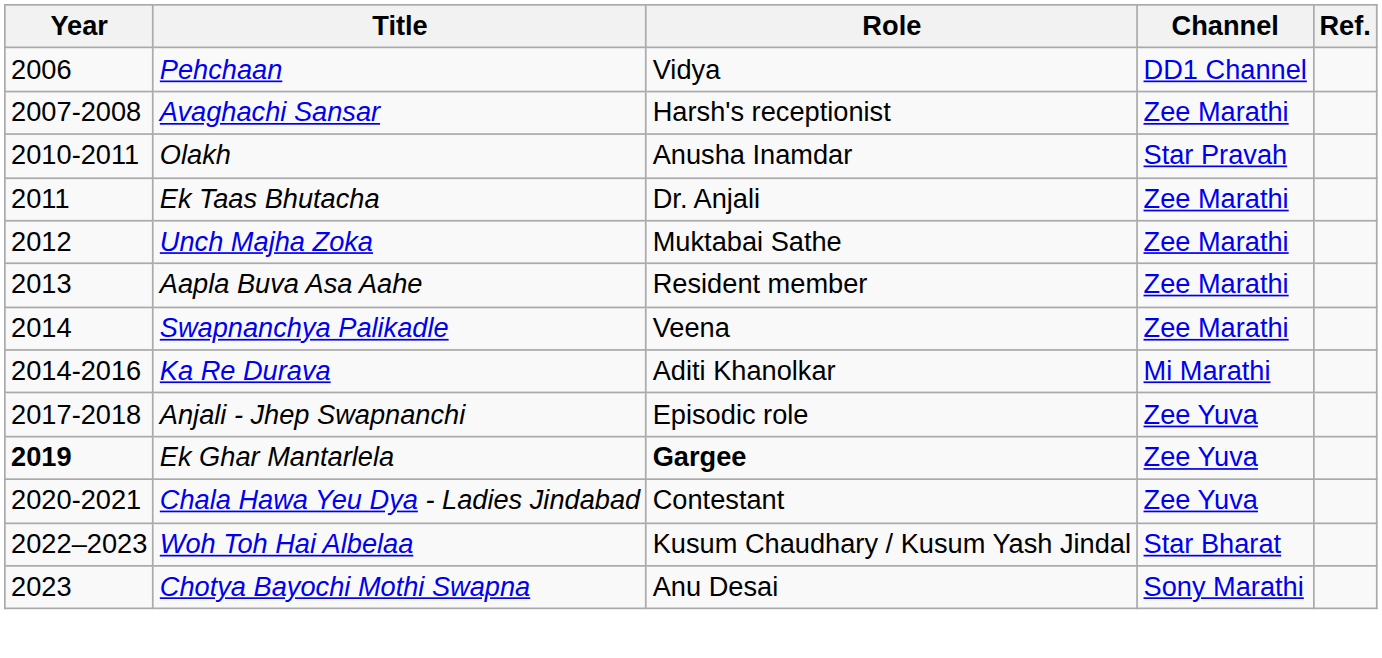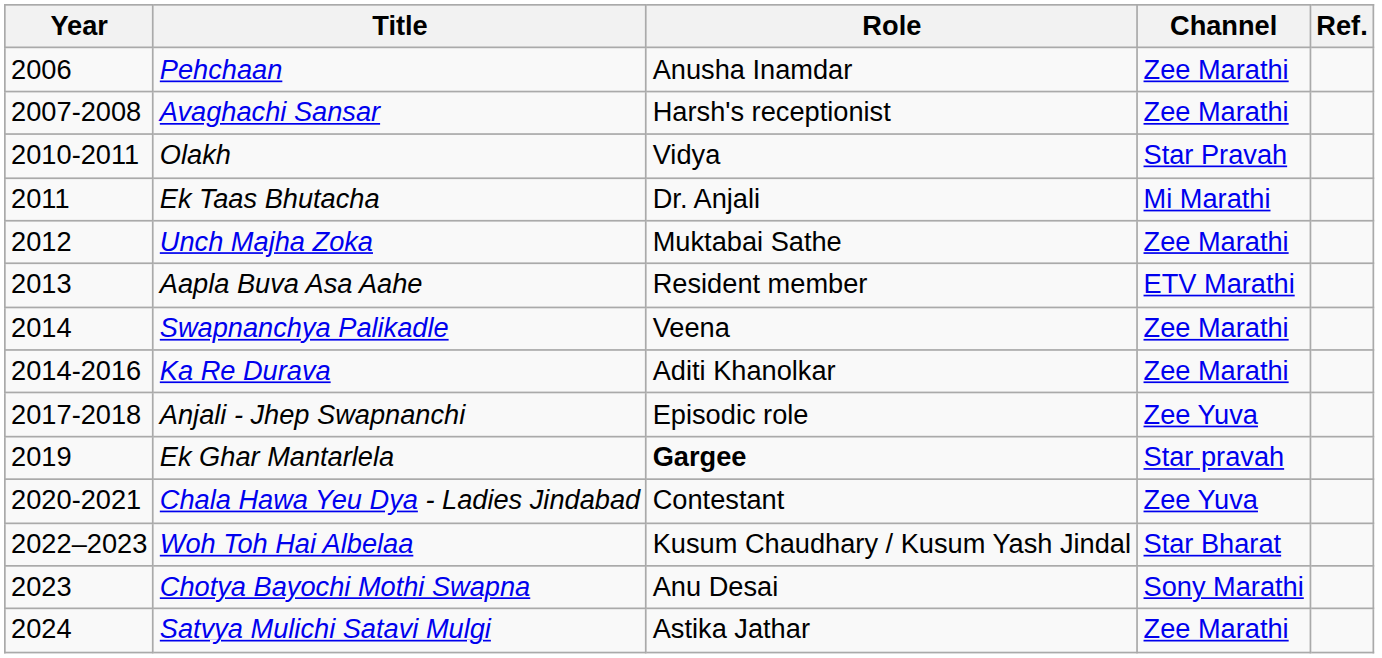(686, 69) Vidya -> (753, 69) Anusha Inamdar
(1225, 69) DD1 Channel -> (1216, 69) Zee Marathi
(753, 155) Anusha Inamdar -> (686, 155) Vidya
(1216, 198) Zee Marathi -> (1207, 198) Mi Marathi
(1216, 284) Zee Marathi -> (1219, 284) ETV Marathi
(1207, 371) Mi Marathi -> (1216, 371) Zee Marathi
(41, 457) bold -> (41, 457) normal
(1201, 457) Zee Yuva -> (1214, 457) Star pravah
+ row: (325, 629)
